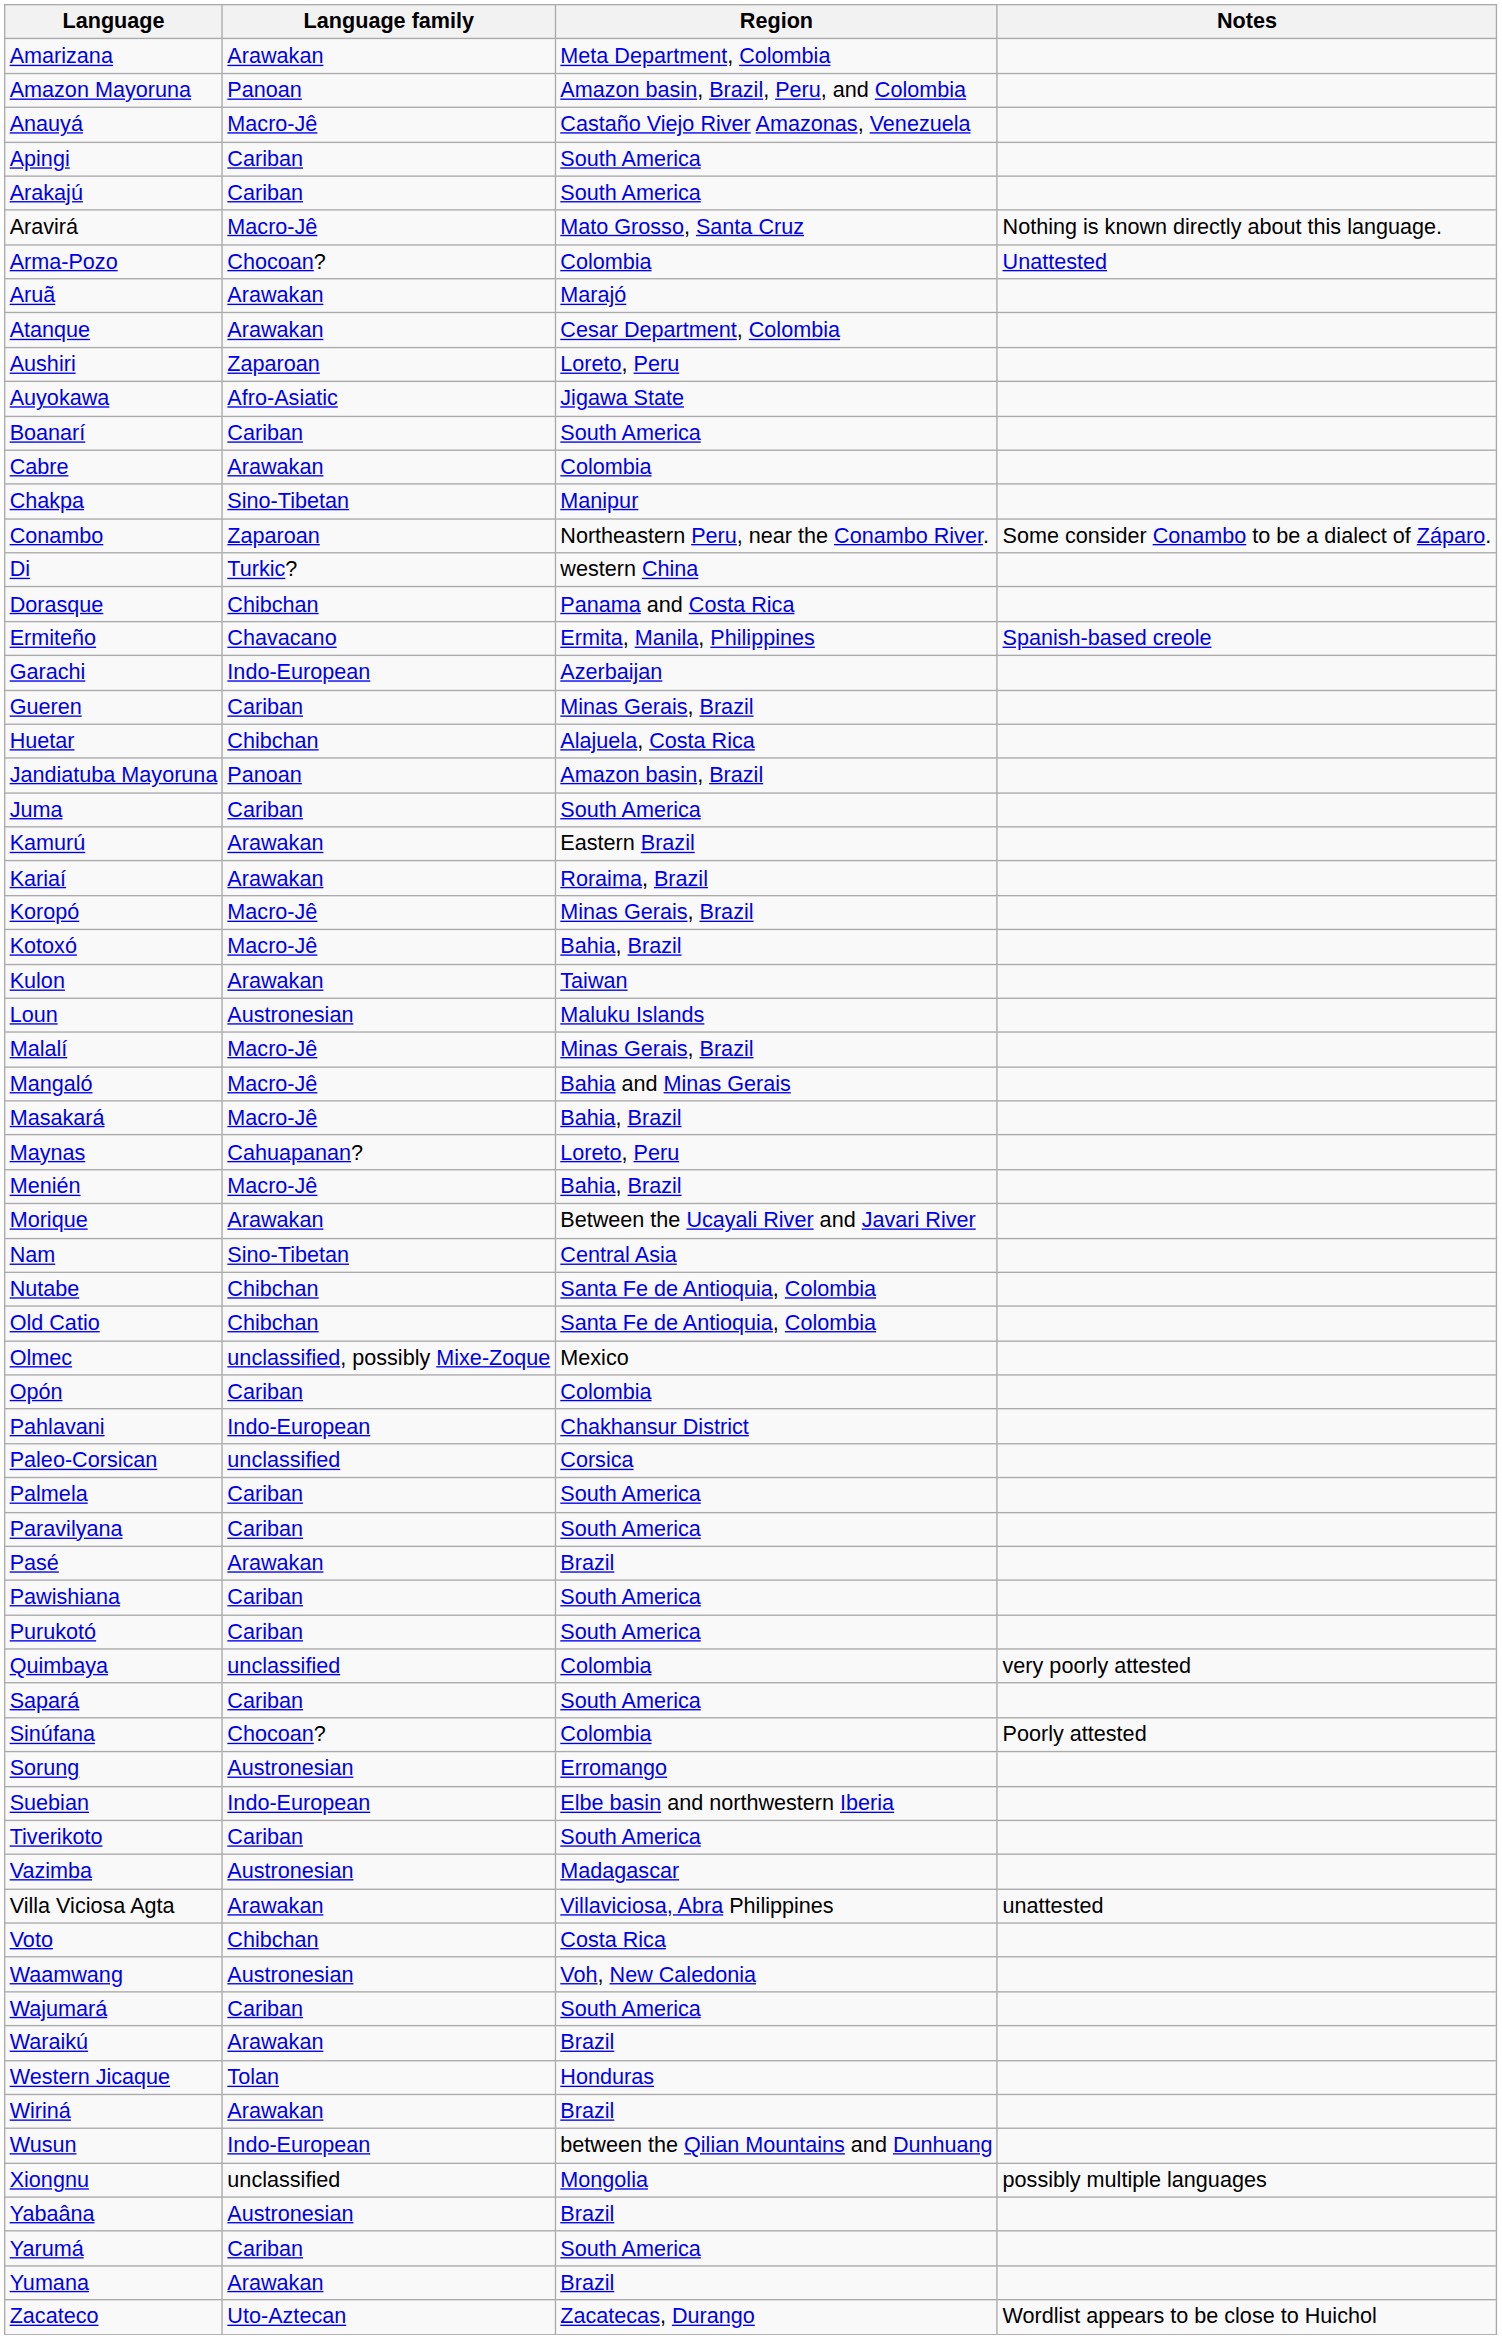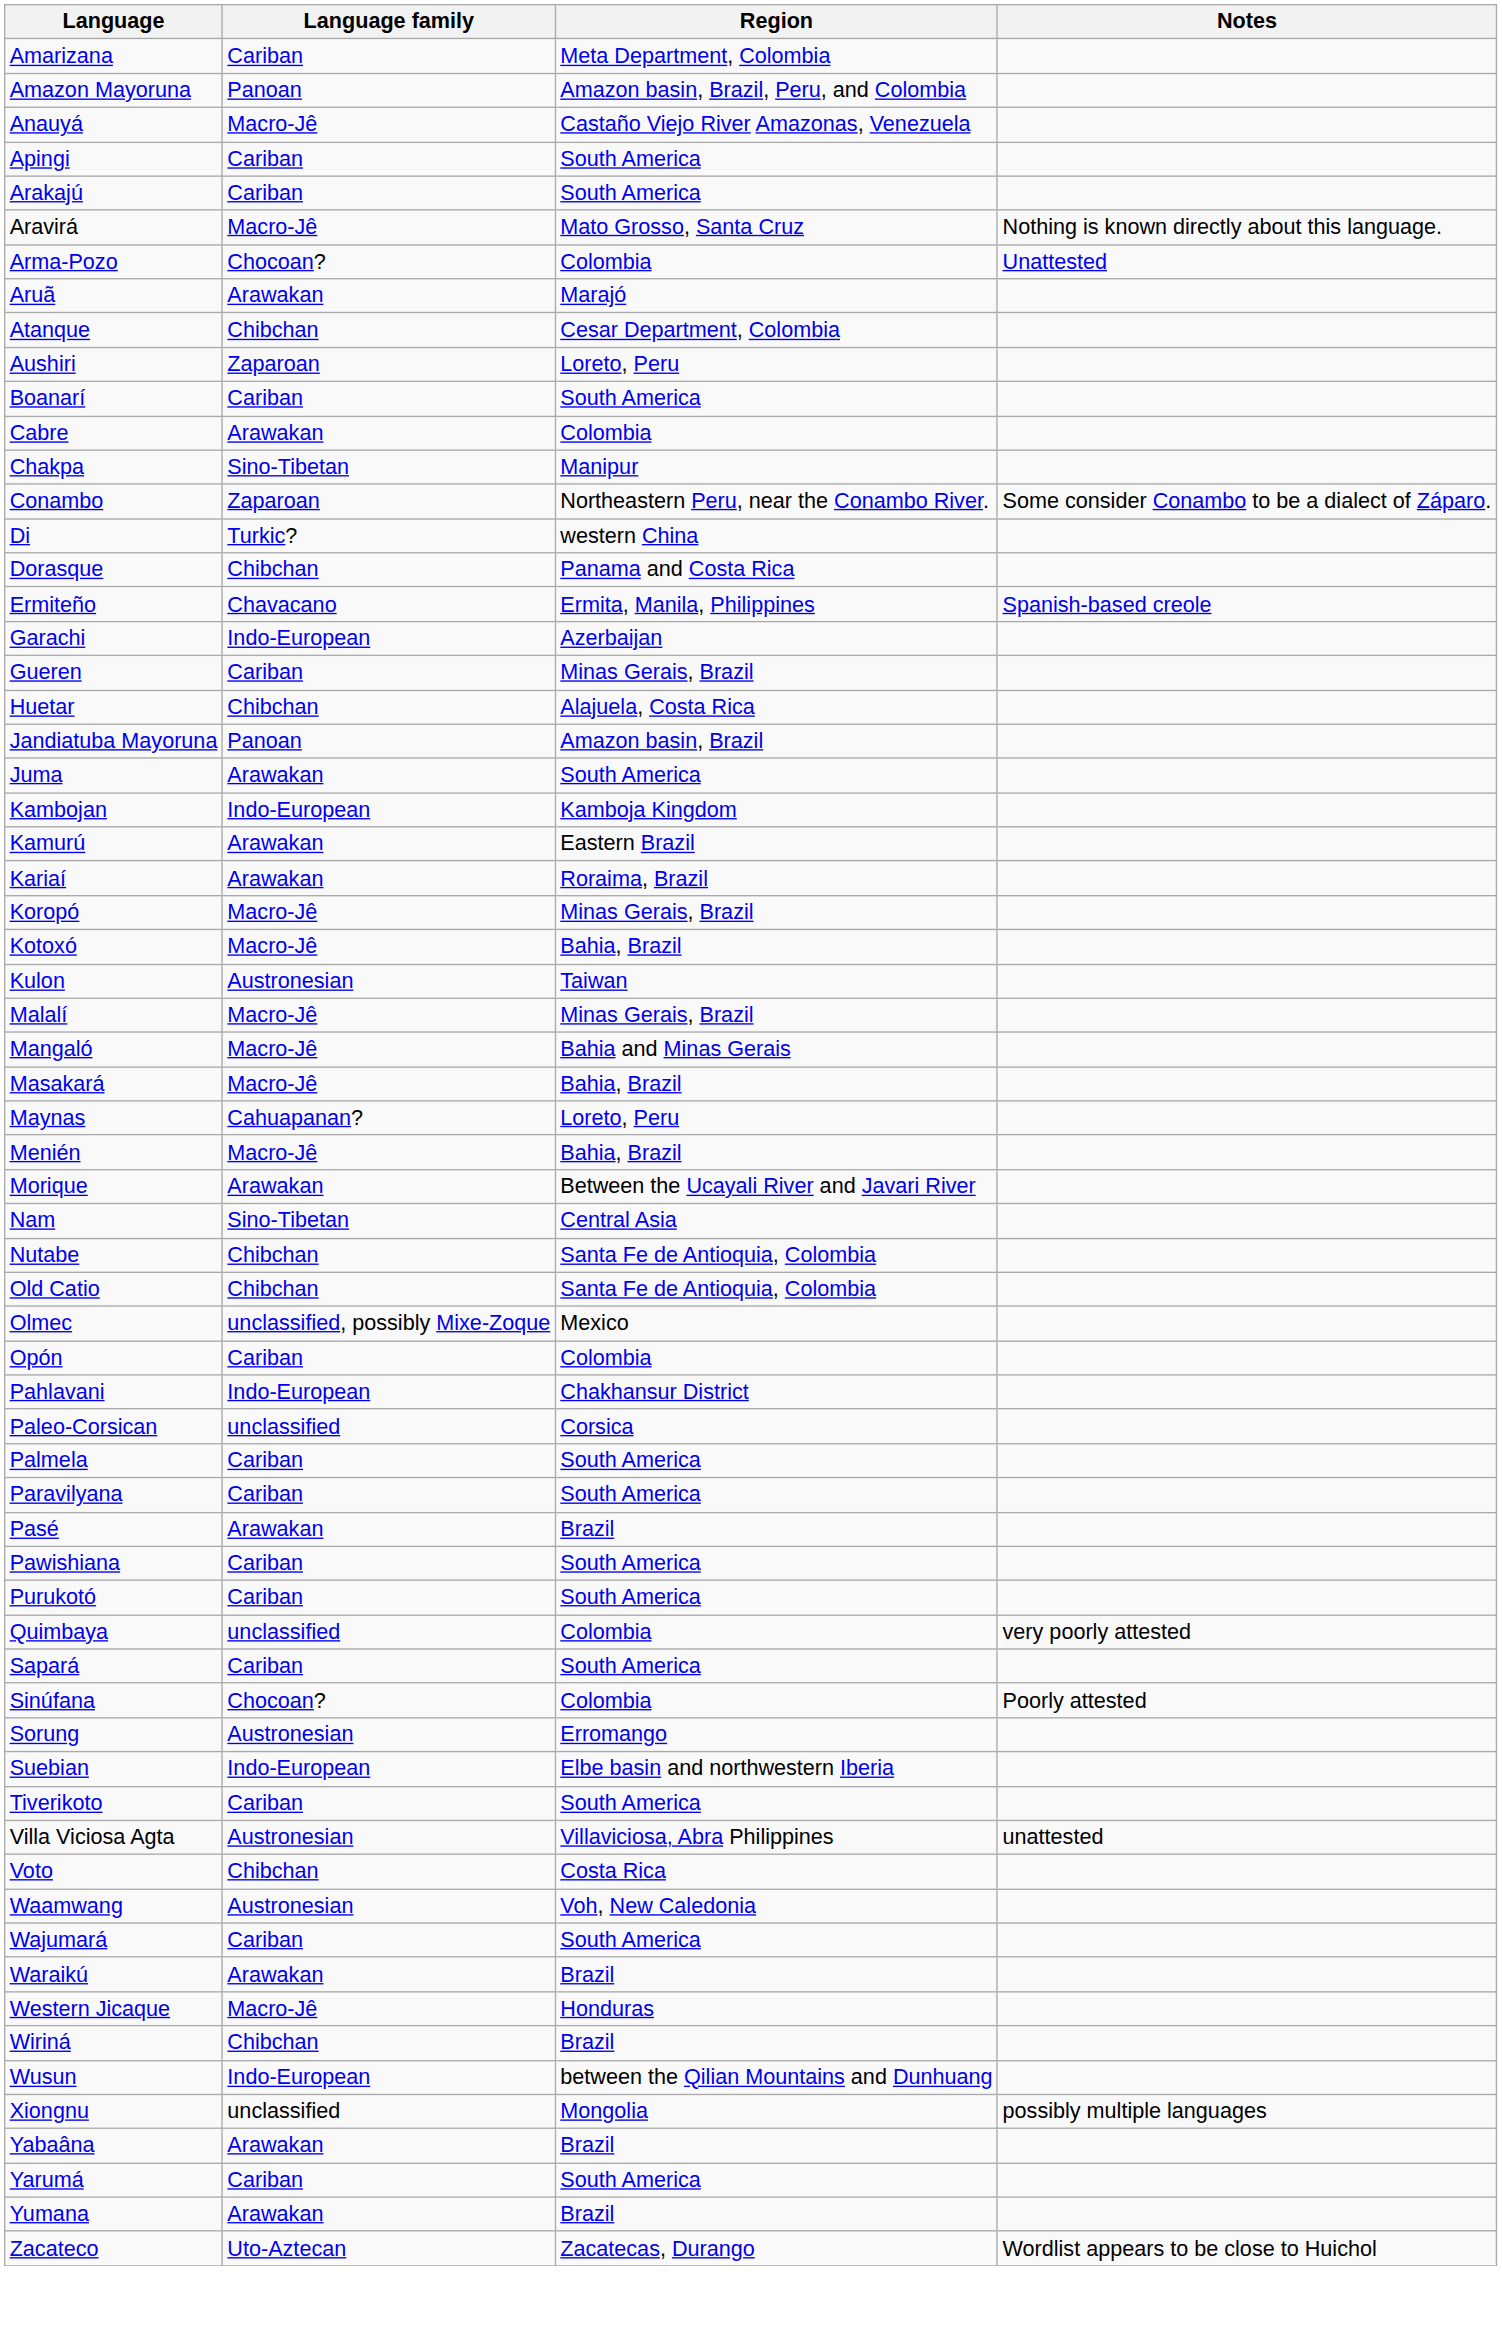(275, 55) Arawakan -> (265, 55) Cariban
(275, 329) Arawakan -> (273, 329) Chibchan
- row: (59, 398)
(265, 809) Cariban -> (275, 775) Arawakan
+ row: (58, 809)
(275, 980) Arawakan -> (290, 980) Austronesian
- row: (34, 1015)
- row: (51, 1871)
(275, 1905) Arawakan -> (290, 1837) Austronesian
(253, 2077) Tolan -> (272, 2008) Macro-Jê
(275, 2111) Arawakan -> (273, 2042) Chibchan
(290, 2214) Austronesian -> (275, 2145) Arawakan
